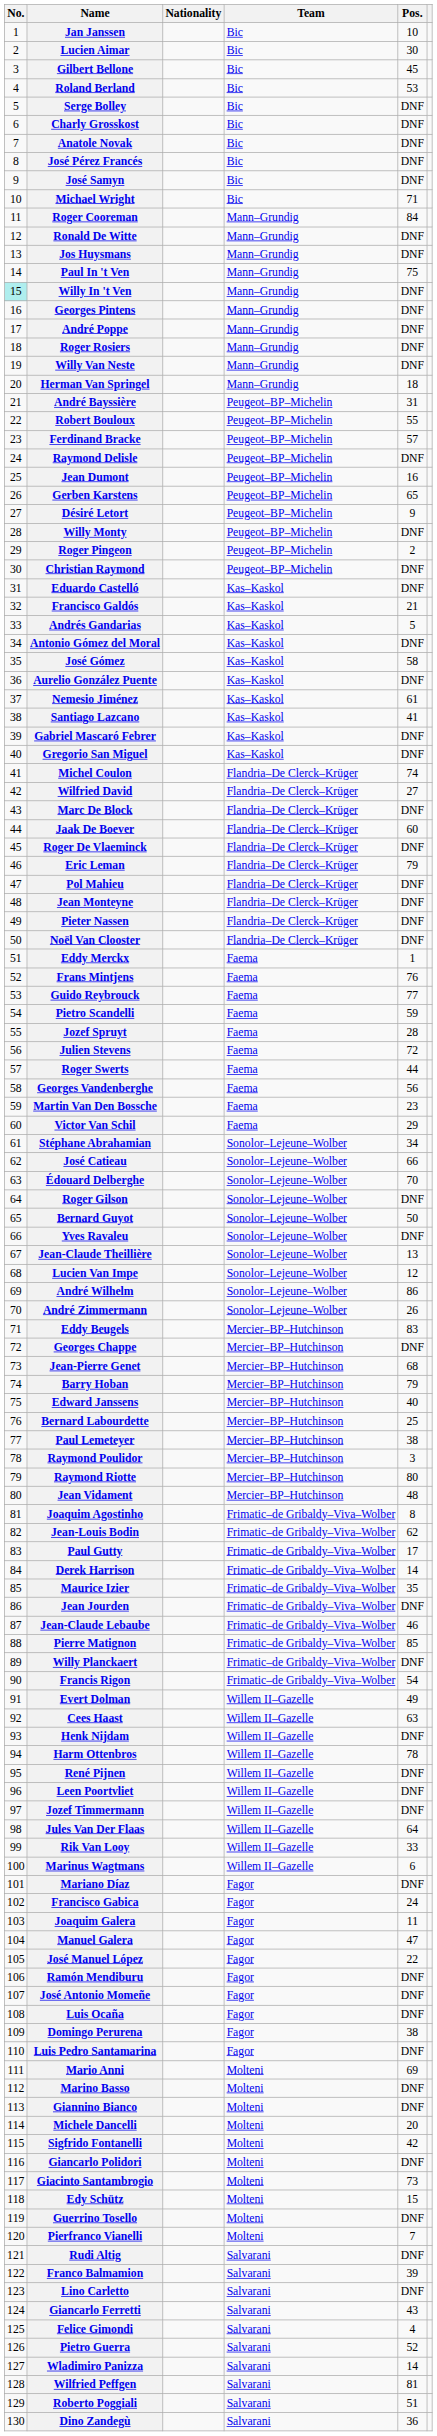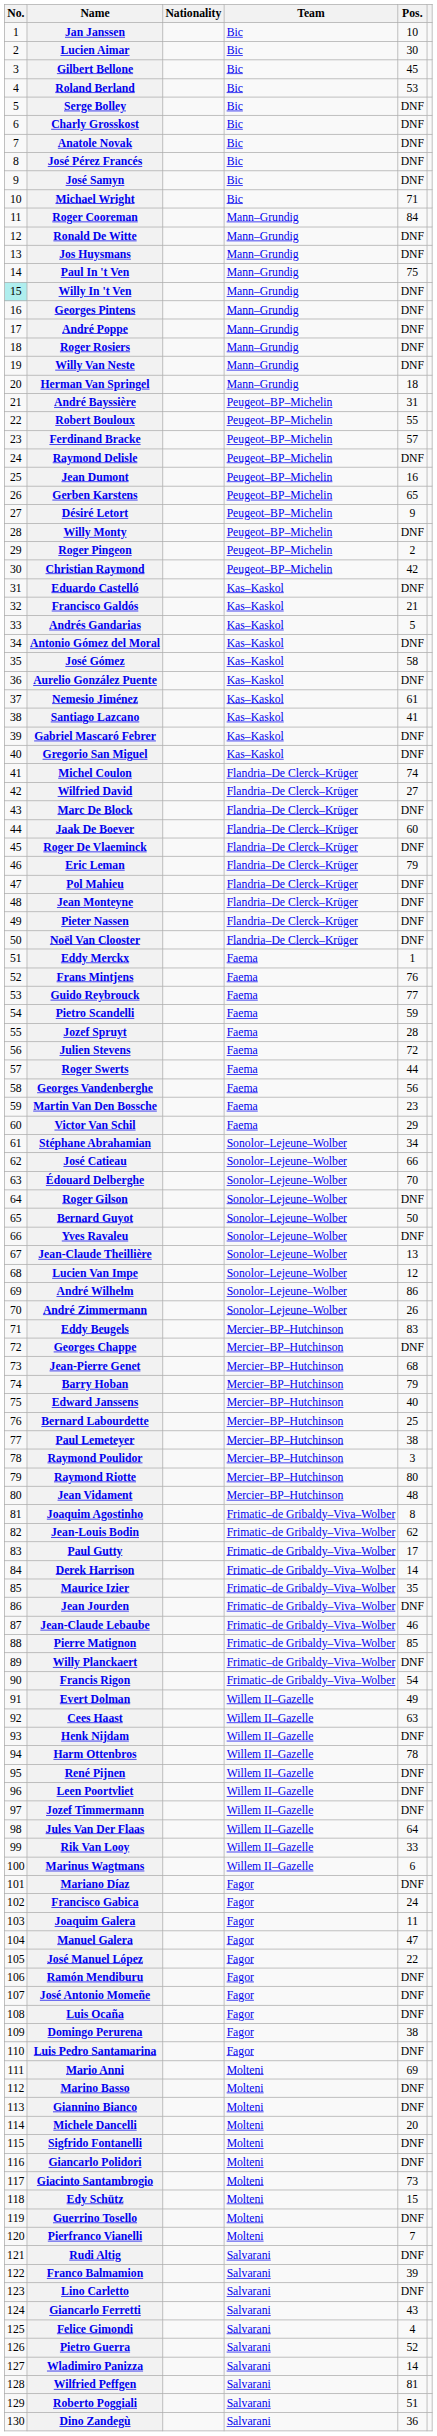(412, 569) DNF -> (412, 569) 42
(412, 2143) 42 -> (412, 2143) DNF
